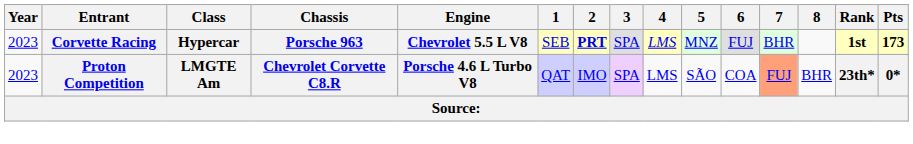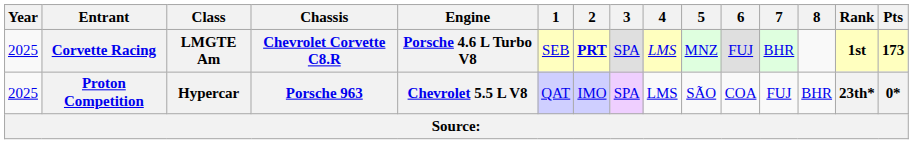(23, 41) 2023 -> (23, 50) 2025
(209, 41) Hypercar -> (209, 50) LMGTE Am
(324, 41) Porsche 963 -> (324, 50) Chevrolet Corvette C8.R
(468, 41) Chevrolet 5.5 L V8 -> (468, 50) Porsche 4.6 L Turbo V8
(23, 75) 2023 -> (23, 93) 2025
(209, 75) LMGTE Am -> (209, 93) Hypercar
(324, 75) Chevrolet Corvette C8.R -> (324, 93) Porsche 963
(468, 75) Porsche 4.6 L Turbo V8 -> (468, 93) Chevrolet 5.5 L V8
(779, 75) lightsalmon background -> (779, 93) no background
